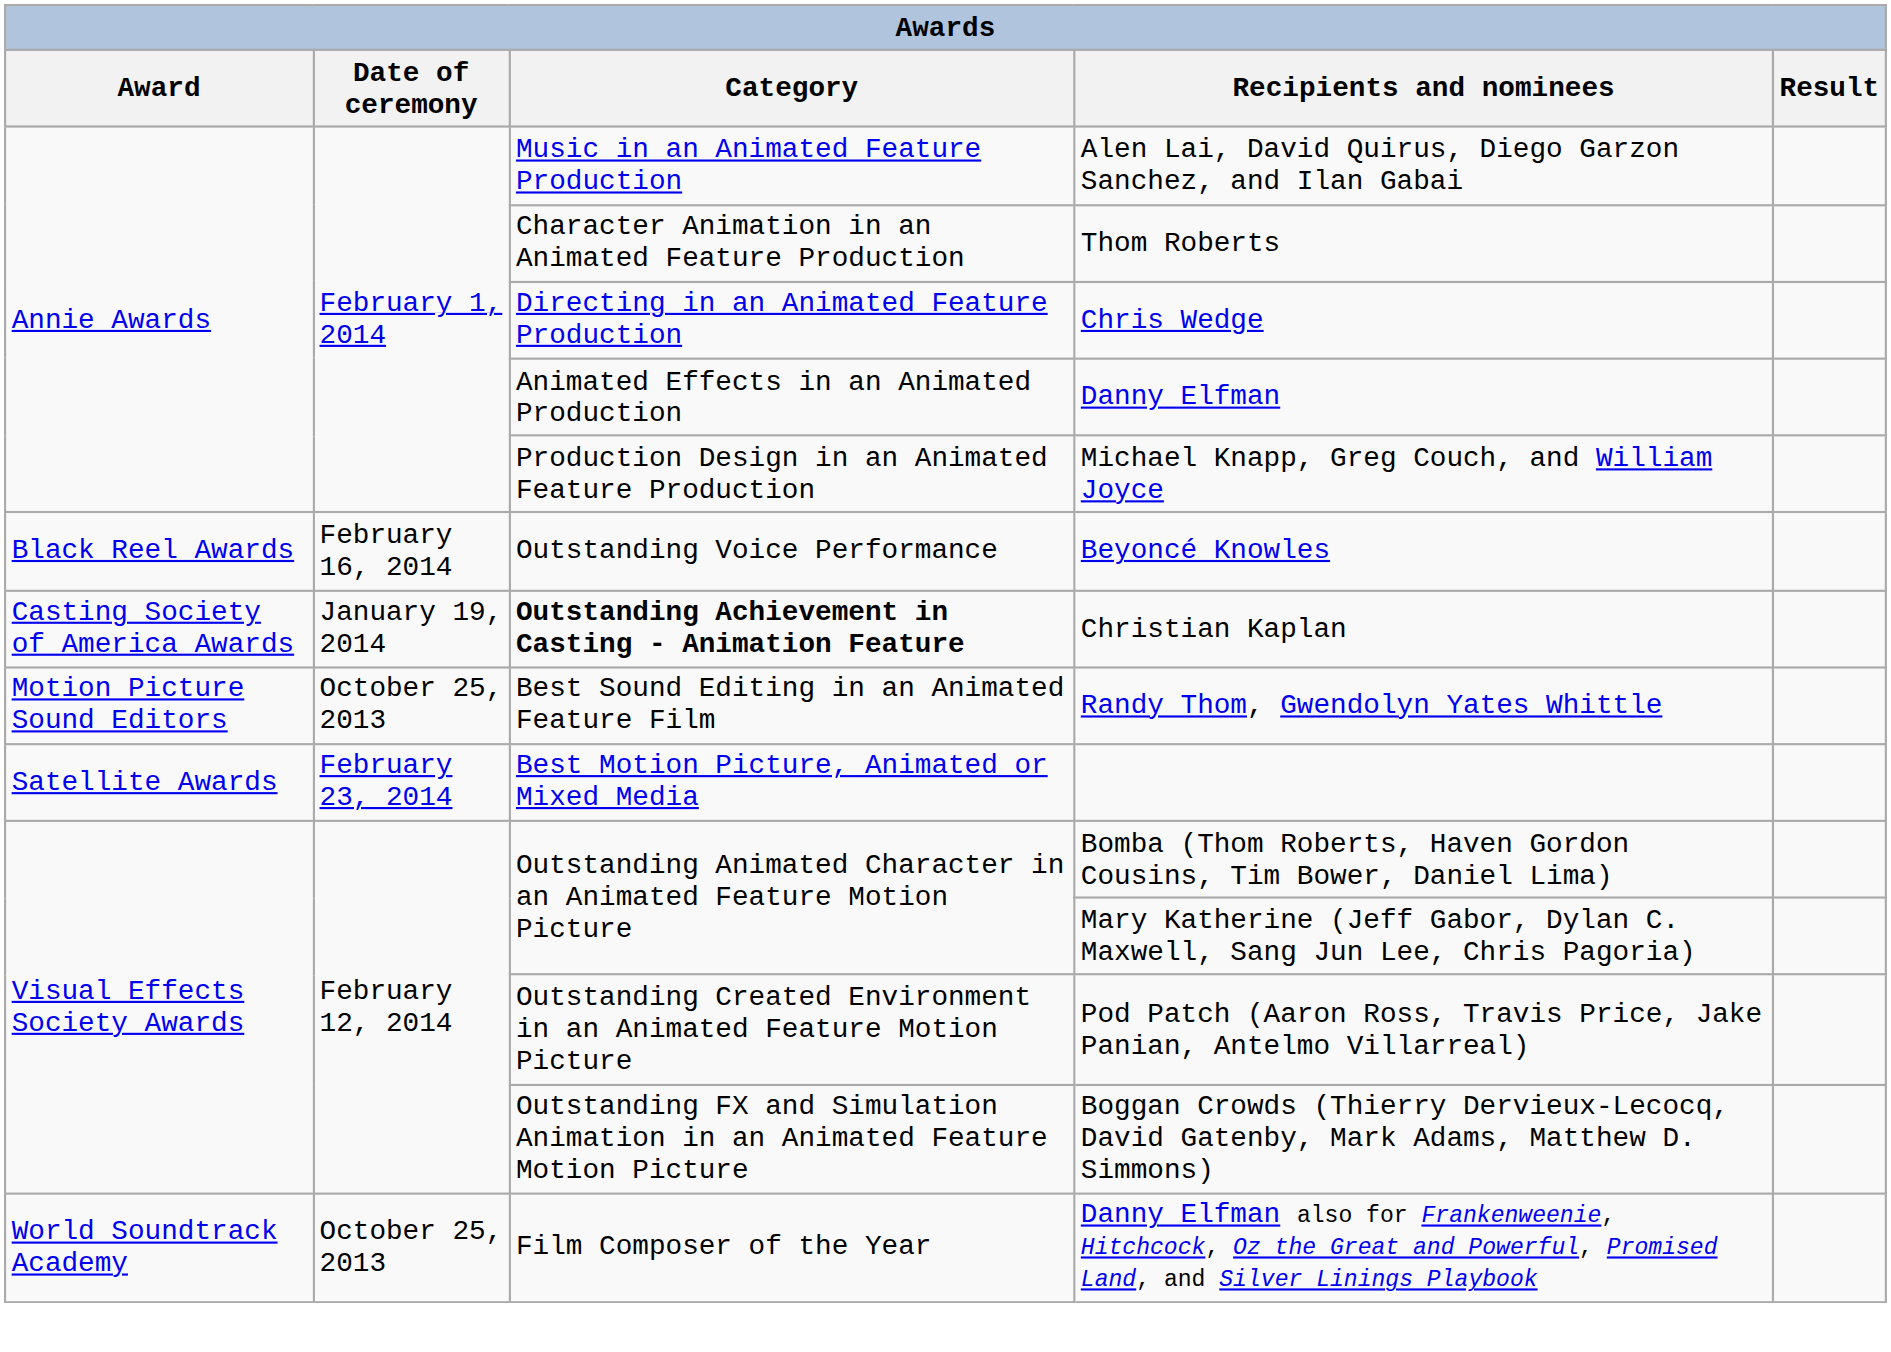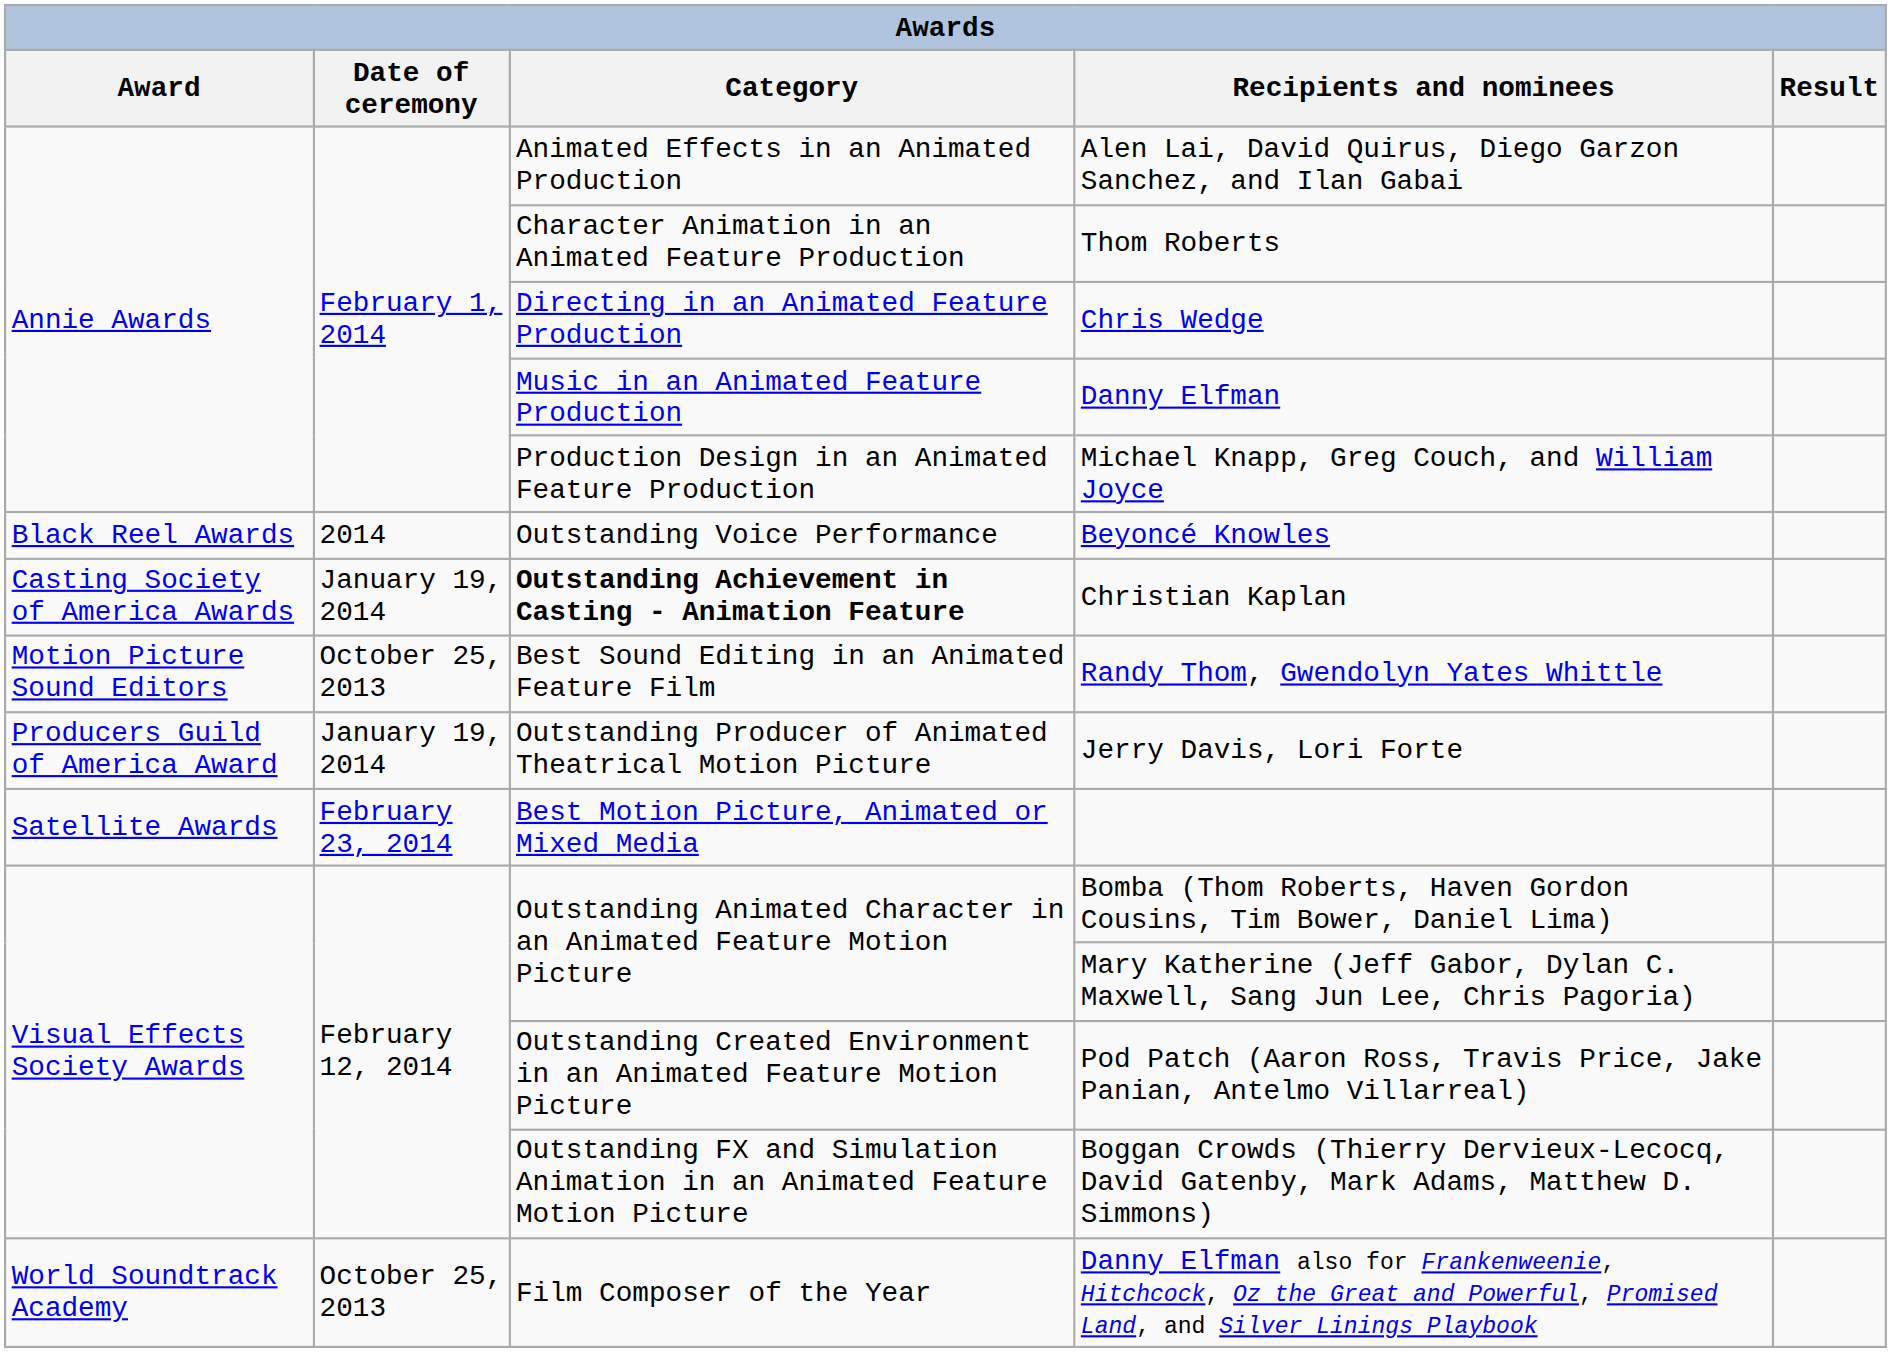(749, 166) Music in an Animated Feature Production -> (774, 166) Animated Effects in an Animated Production
(774, 397) Animated Effects in an Animated Production -> (749, 397) Music in an Animated Feature Production
(386, 551) February 16, 2014 -> (353, 535) 2014
+ row: (1272, 750)
